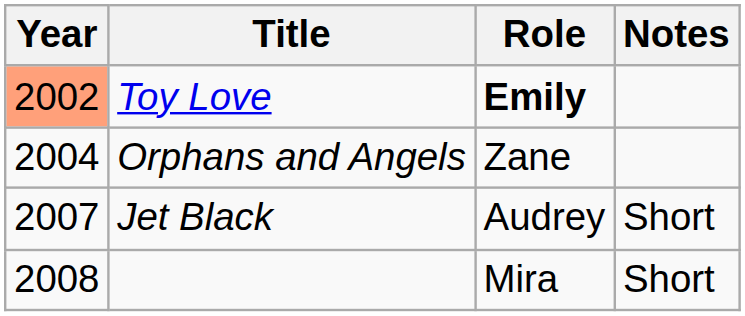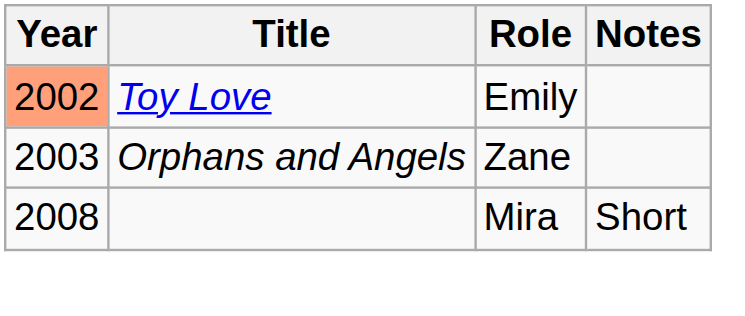(535, 95) bold -> (530, 95) normal
(57, 156) 2004 -> (57, 156) 2003
- row: (195, 217)
